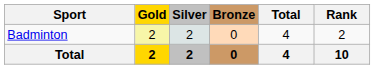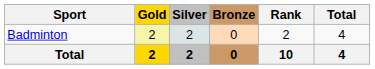columns swapped: (286, 15) <-> (342, 15)
